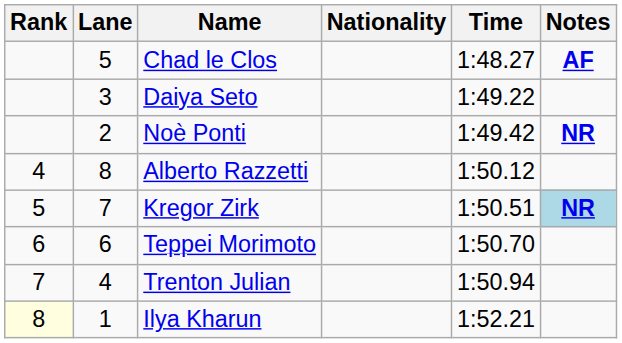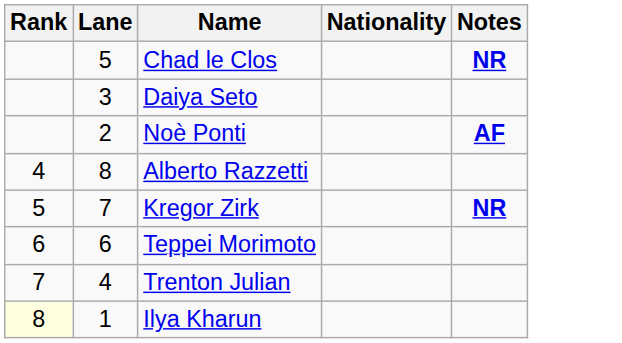- column: (496, 23)
(578, 60) AF -> (489, 60) NR
(578, 134) NR -> (489, 134) AF
(578, 208) lightblue background -> (489, 208) no background
